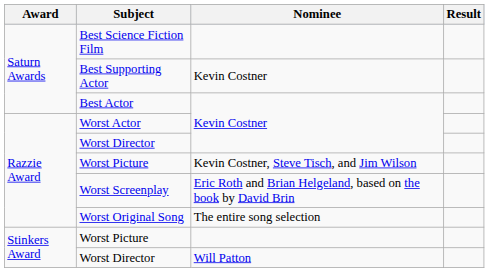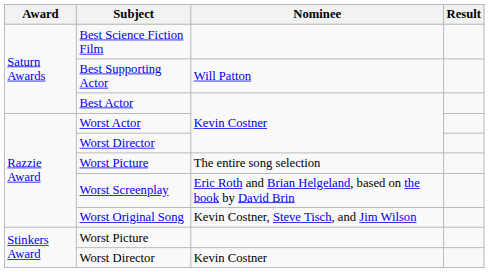(230, 75) Kevin Costner -> (222, 75) Will Patton
(305, 163) Kevin Costner, Steve Tisch, and Jim Wilson -> (257, 163) The entire song selection
(257, 217) The entire song selection -> (305, 217) Kevin Costner, Steve Tisch, and Jim Wilson
(222, 257) Will Patton -> (230, 257) Kevin Costner
